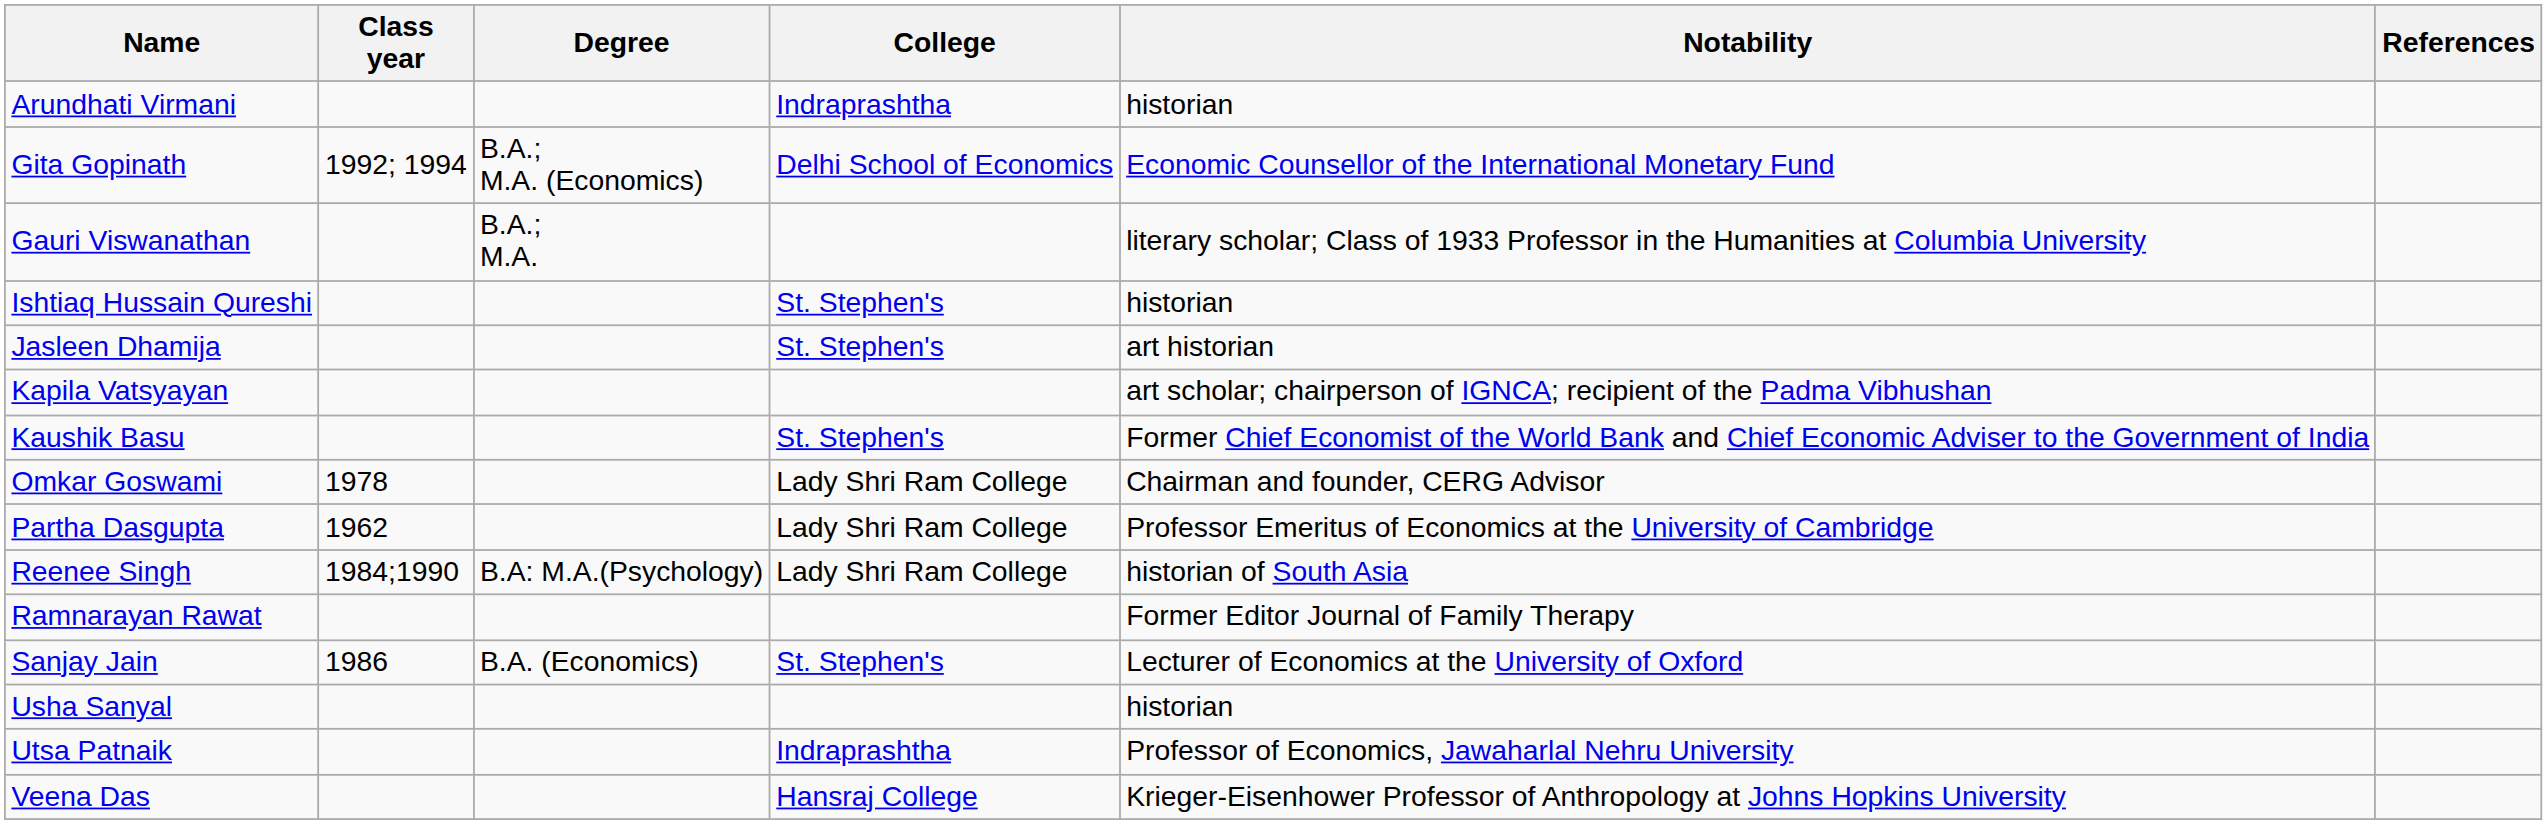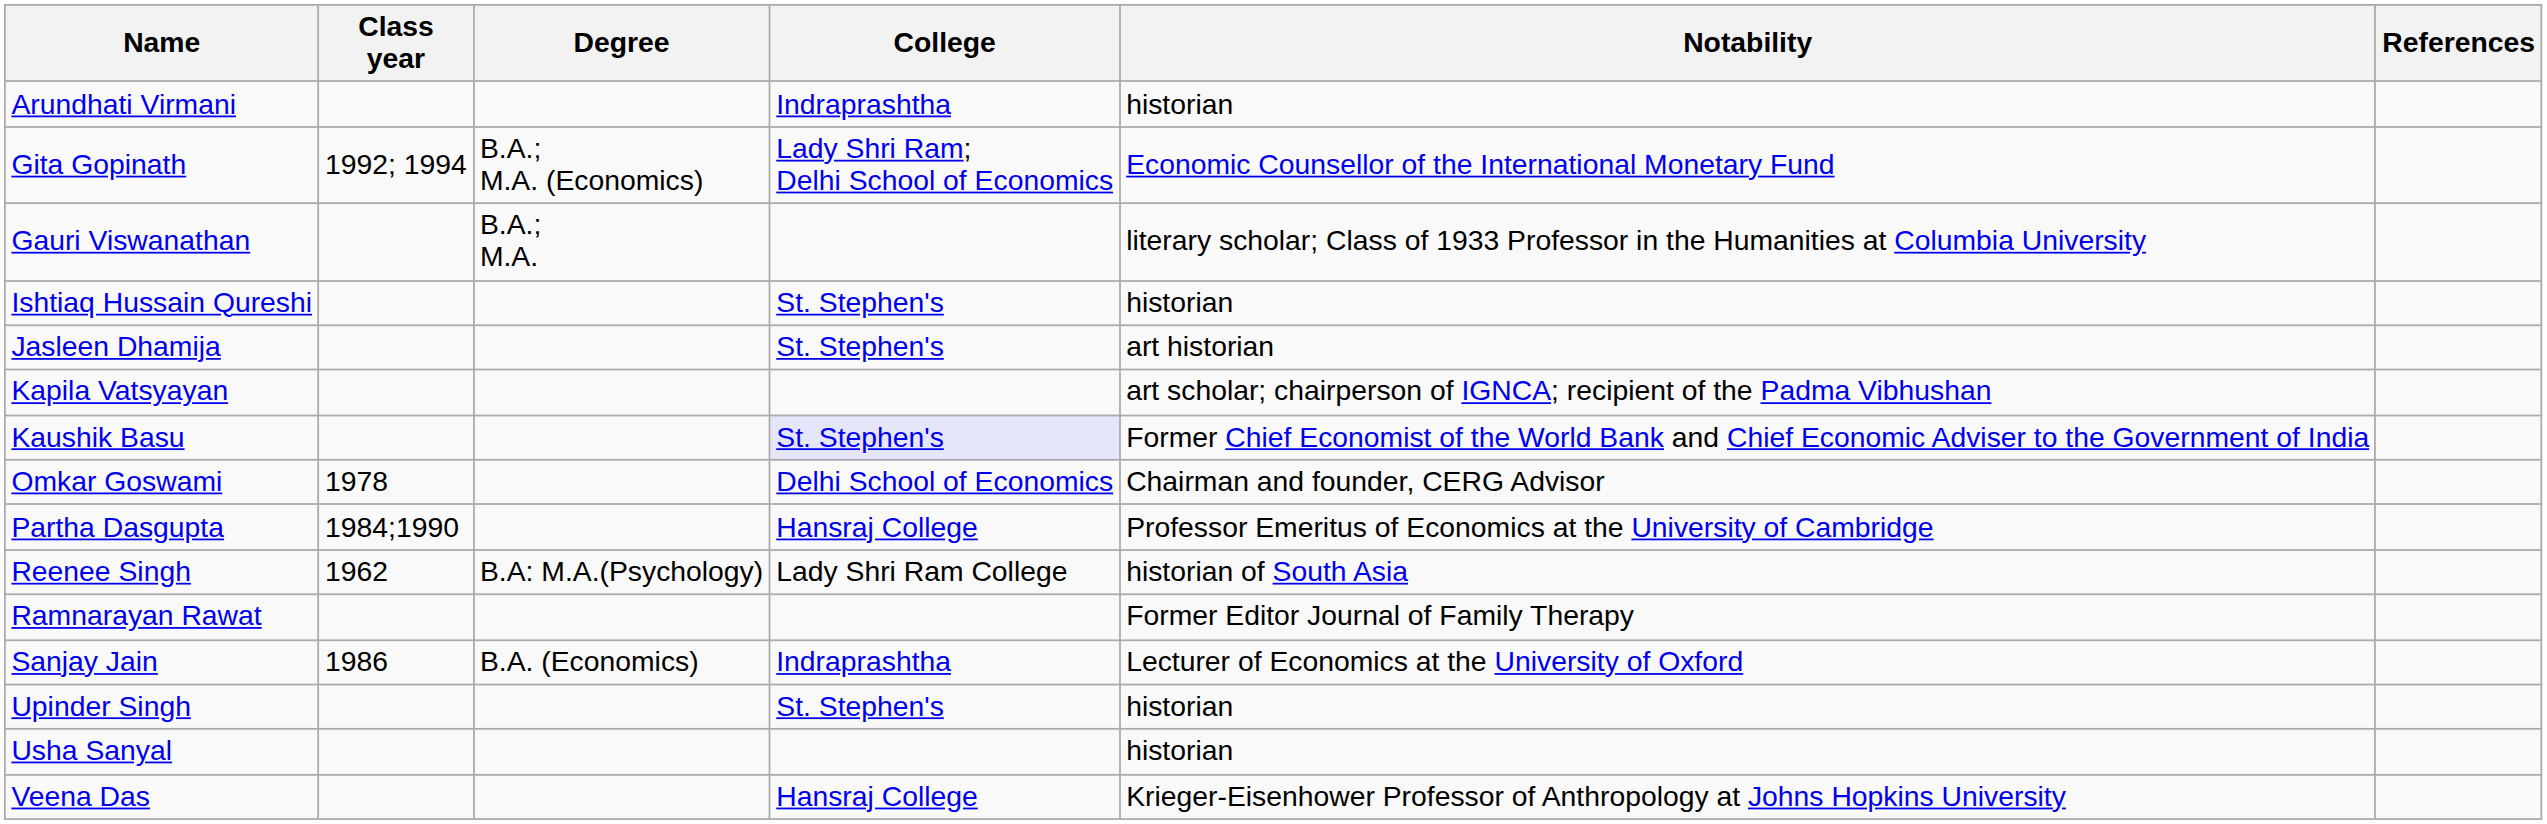(945, 164) Delhi School of Economics -> (945, 164) Lady Shri Ram; Delhi School of Economics
(860, 436) no background -> (860, 436) lavender background
(922, 481) Lady Shri Ram College -> (945, 481) Delhi School of Economics
(357, 526) 1962 -> (392, 526) 1984;1990
(922, 526) Lady Shri Ram College -> (877, 526) Hansraj College
(392, 571) 1984;1990 -> (357, 571) 1962
(860, 661) St. Stephen's -> (864, 661) Indraprashtha
+ row: (101, 706)
- row: (92, 751)
